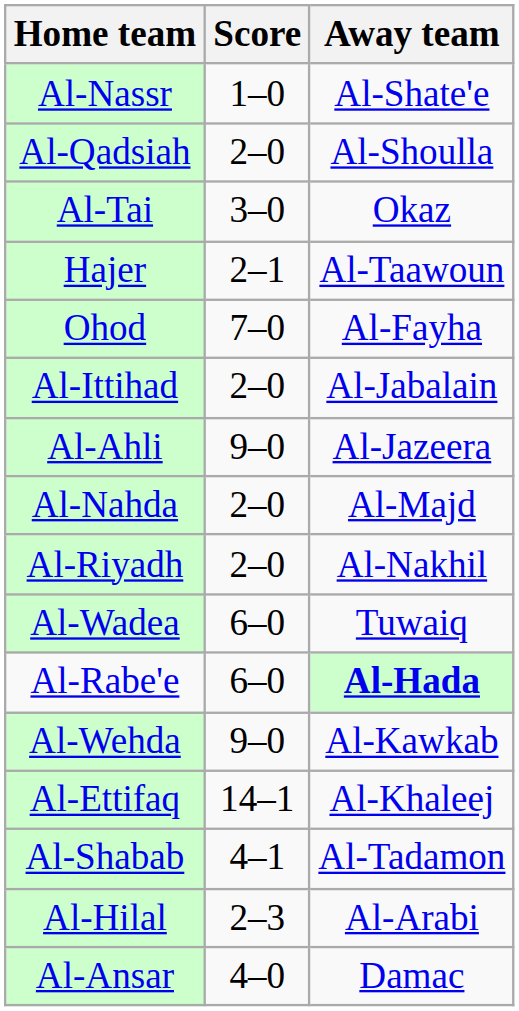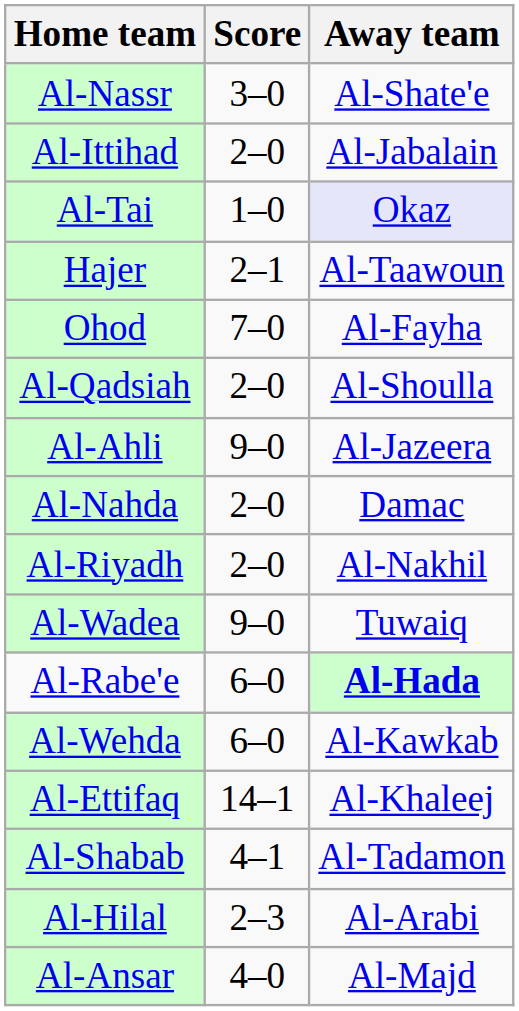(257, 92) 1–0 -> (257, 92) 3–0
rows swapped: (105, 387) <-> (105, 151)
(257, 210) 3–0 -> (257, 210) 1–0
(412, 210) no background -> (412, 210) lavender background
(412, 504) Al-Majd -> (412, 504) Damac
(257, 622) 6–0 -> (257, 622) 9–0
(257, 740) 9–0 -> (257, 740) 6–0
(412, 975) Damac -> (412, 975) Al-Majd
